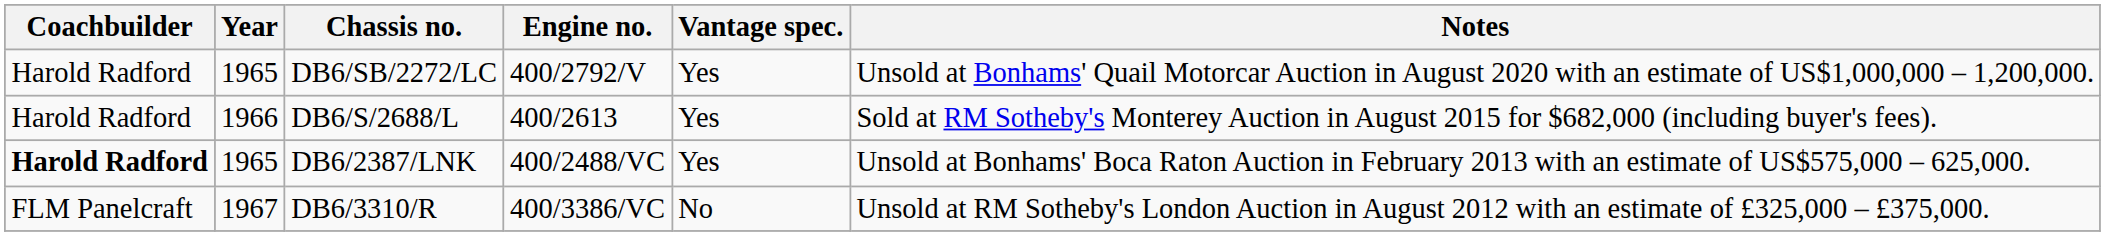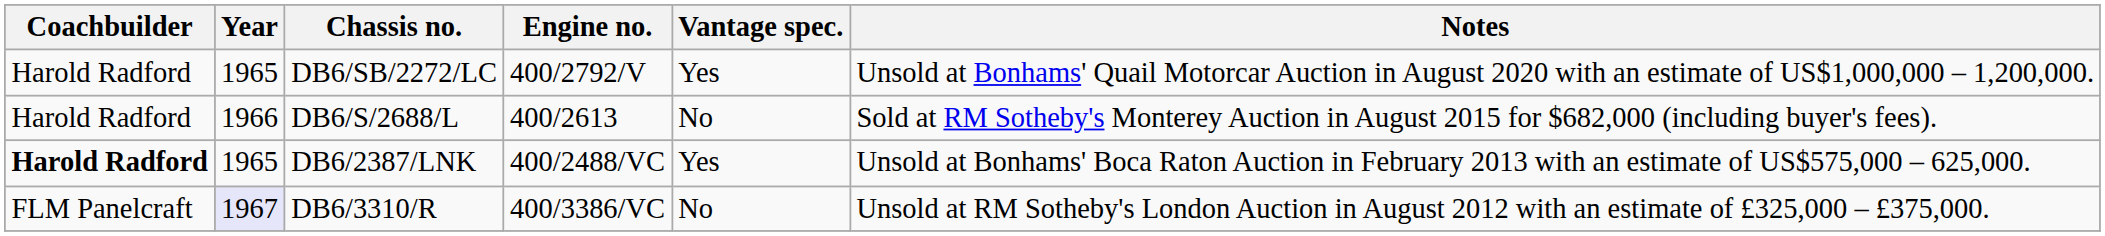(699, 117) Yes -> (696, 117) No
(250, 207) no background -> (250, 207) lavender background
